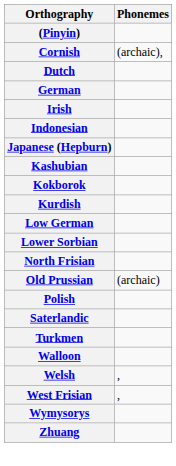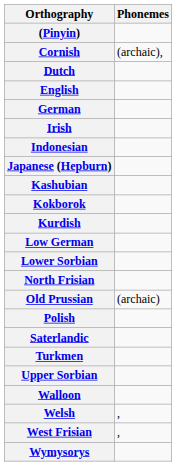+ row: (59, 90)
+ row: (59, 375)
- row: (59, 432)
